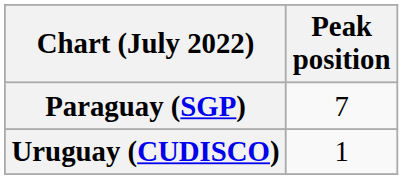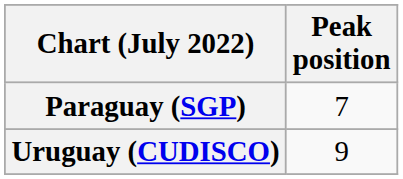(342, 151) 1 -> (342, 151) 9
